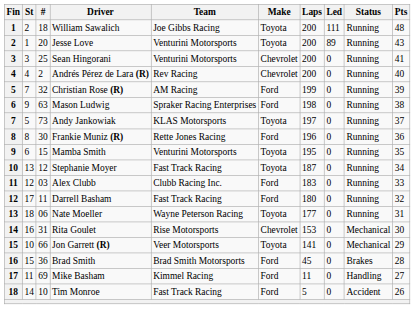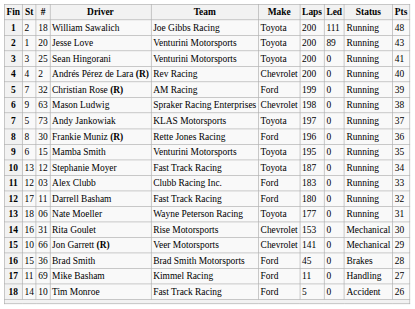(279, 59) Chevrolet -> (274, 59) Toyota
(270, 105) Ford -> (279, 105) Chevrolet
(274, 245) Toyota -> (279, 245) Chevrolet
